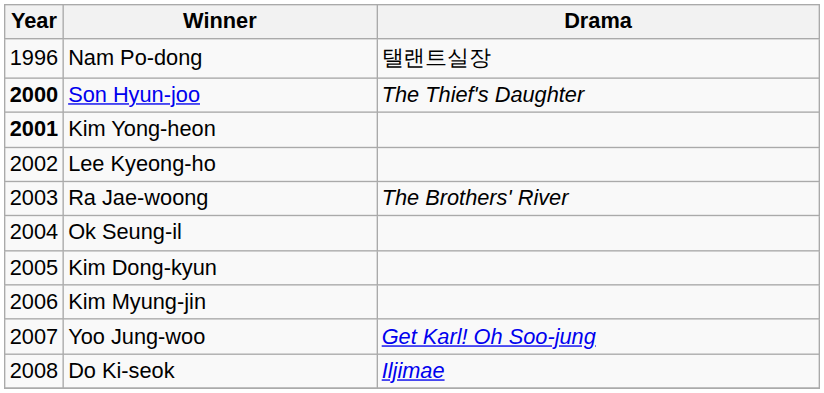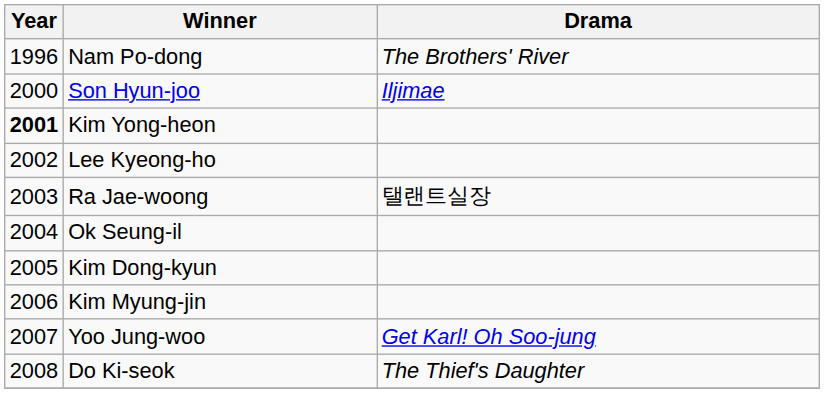(436, 57) 탤랜트실장 -> (475, 56) The Brothers' River
(34, 94) bold -> (34, 90) normal
(483, 94) The Thief's Daughter -> (413, 90) Iljimae
(475, 198) The Brothers' River -> (436, 195) 탤랜트실장
(413, 370) Iljimae -> (483, 370) The Thief's Daughter
